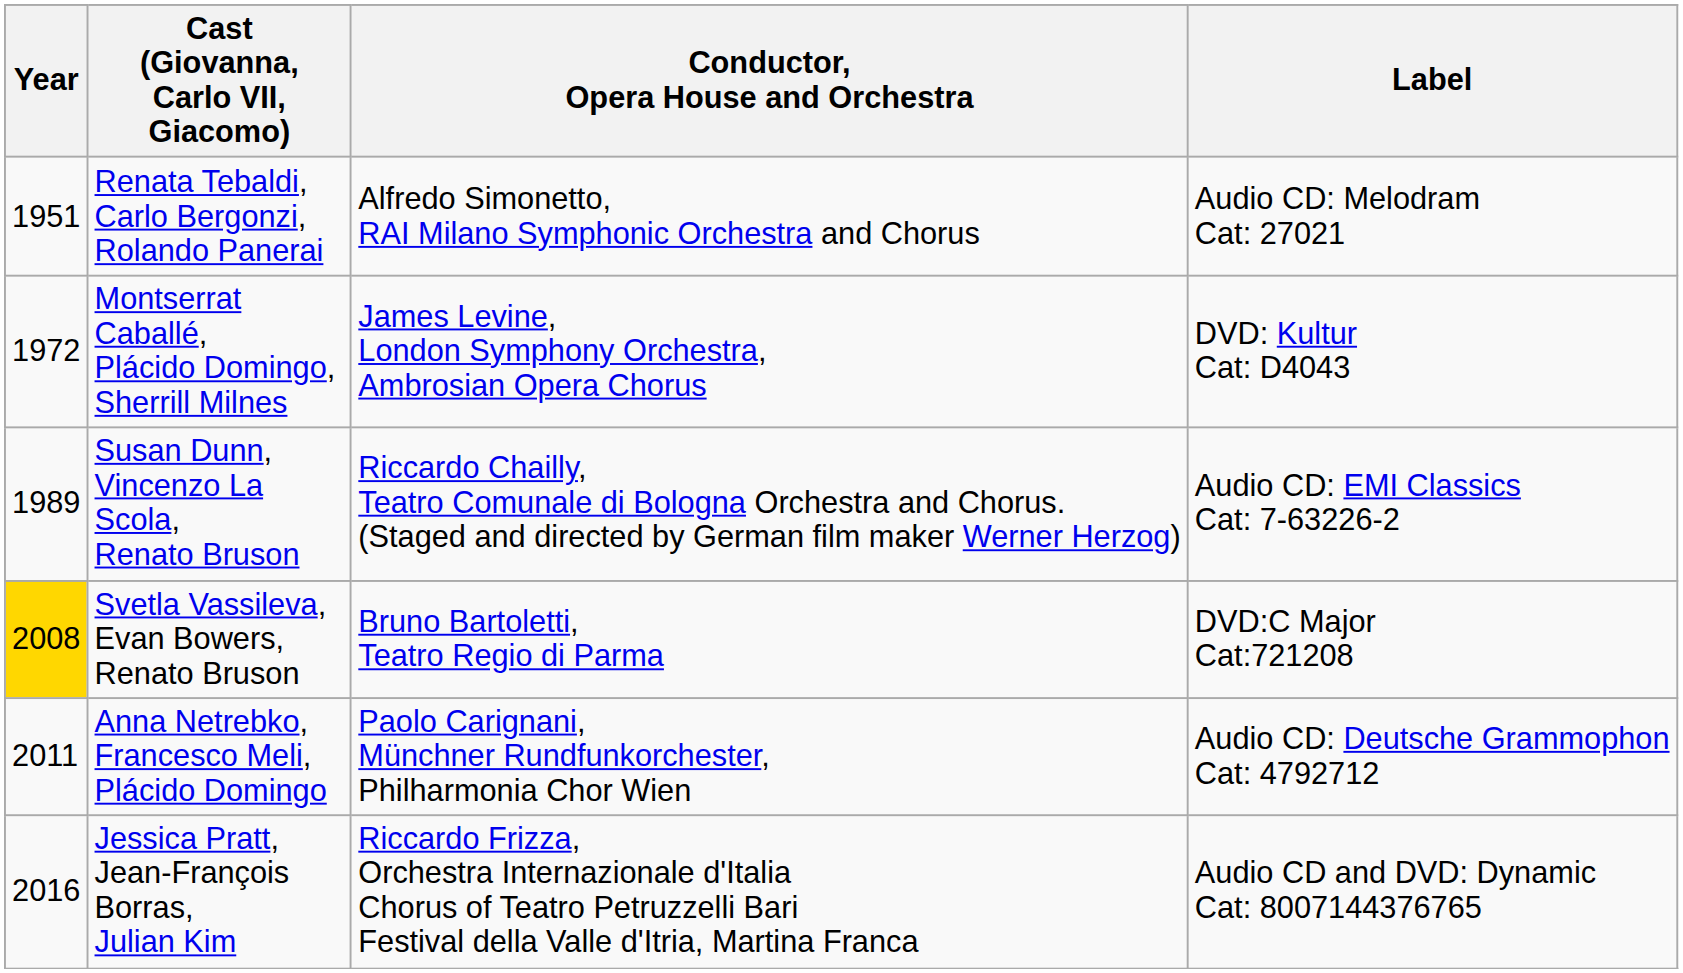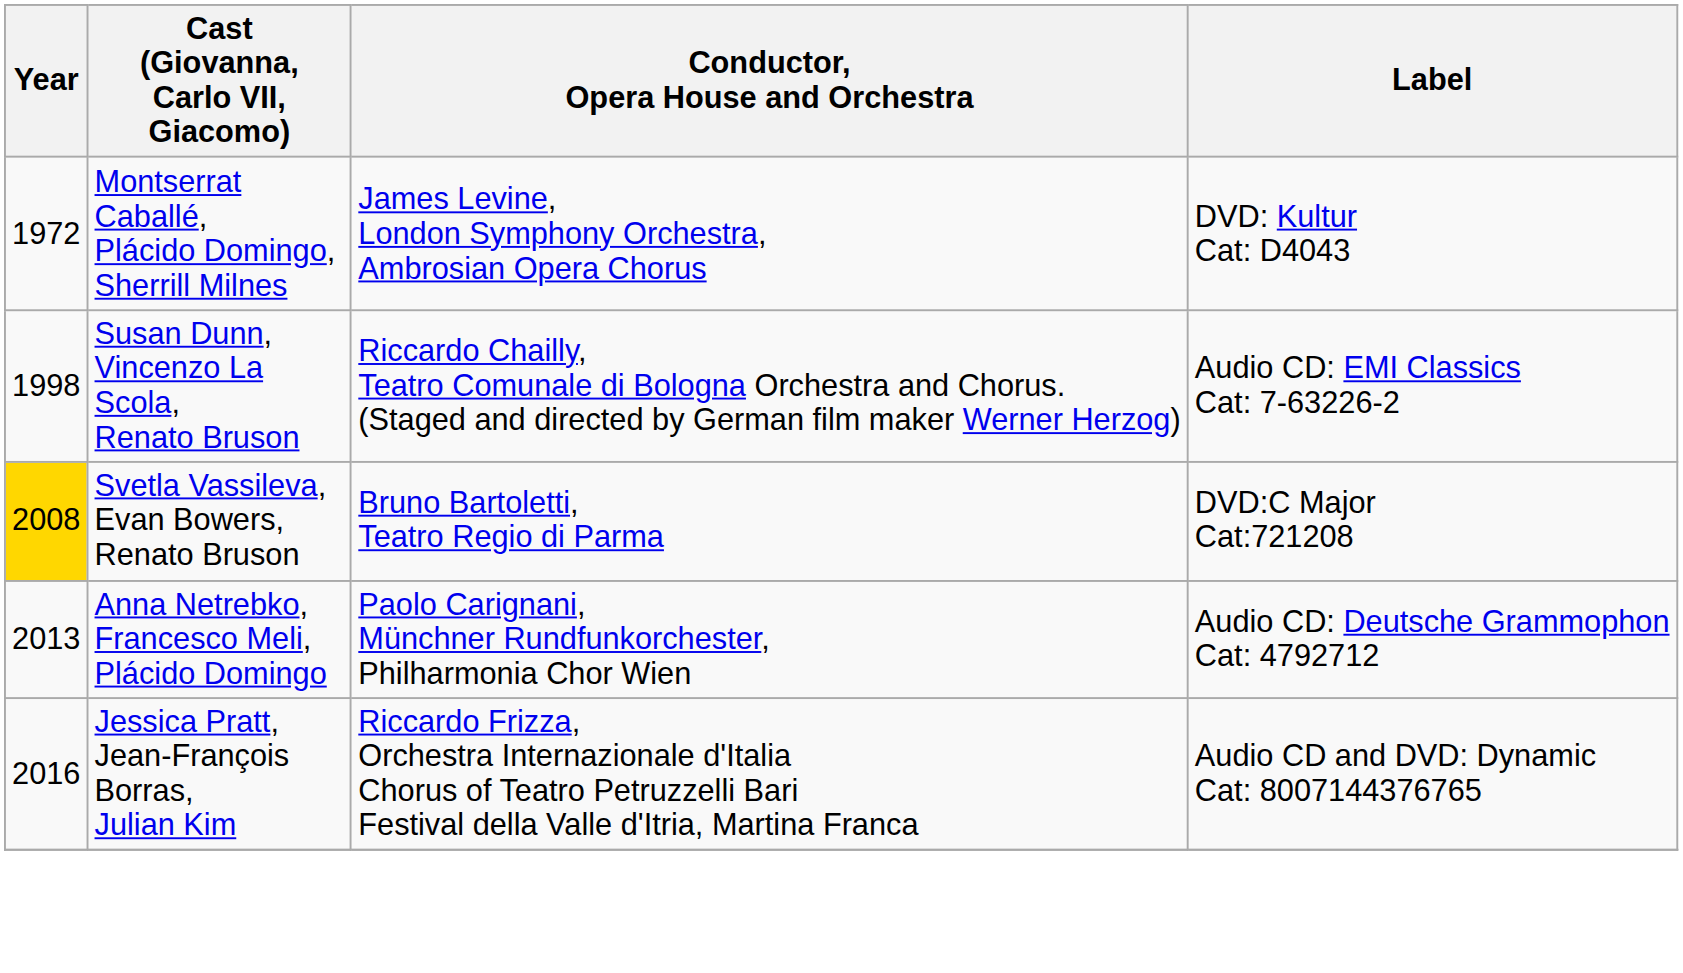- row: (209, 215)
(46, 503) 1989 -> (46, 385) 1998
(45, 756) 2011 -> (46, 638) 2013
